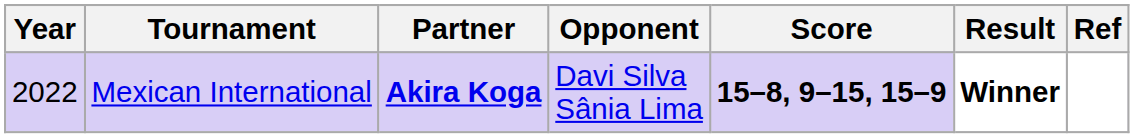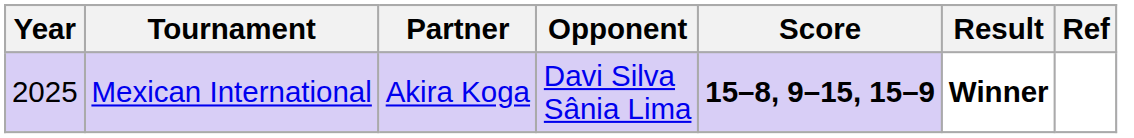(45, 92) 2022 -> (45, 92) 2025
(464, 92) bold -> (458, 92) normal
